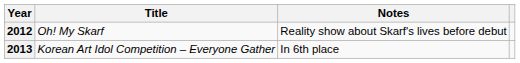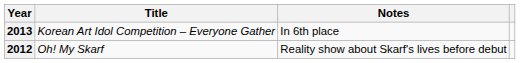rows swapped: (20, 31) <-> (20, 49)
